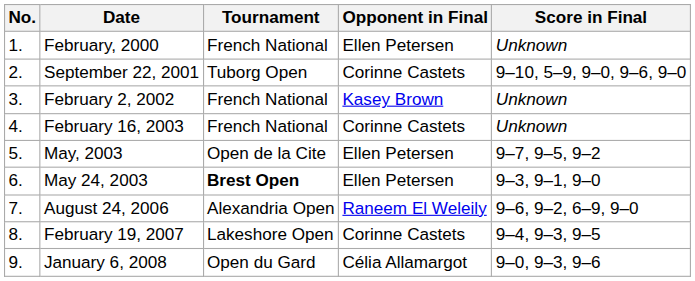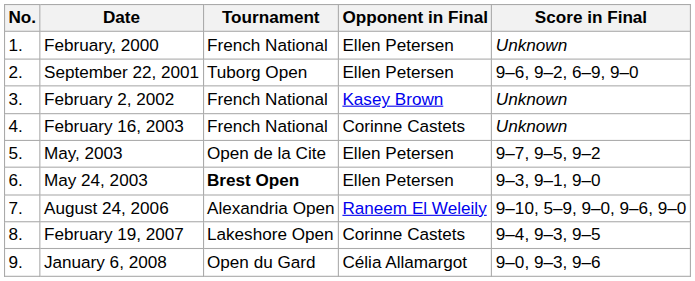(404, 72) Corinne Castets -> (398, 72) Ellen Petersen
(591, 72) 9–10, 5–9, 9–0, 9–6, 9–0 -> (567, 72) 9–6, 9–2, 6–9, 9–0
(567, 208) 9–6, 9–2, 6–9, 9–0 -> (591, 208) 9–10, 5–9, 9–0, 9–6, 9–0
